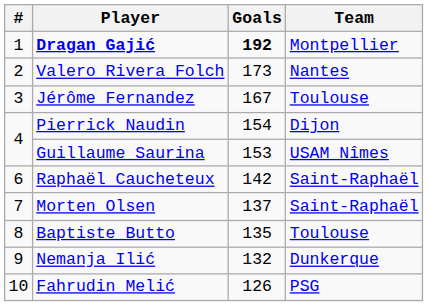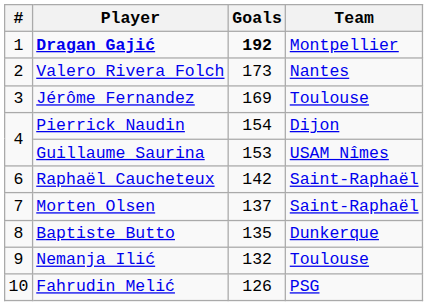(257, 99) 167 -> (257, 99) 169
(329, 233) Toulouse -> (334, 233) Dunkerque
(334, 260) Dunkerque -> (329, 260) Toulouse
